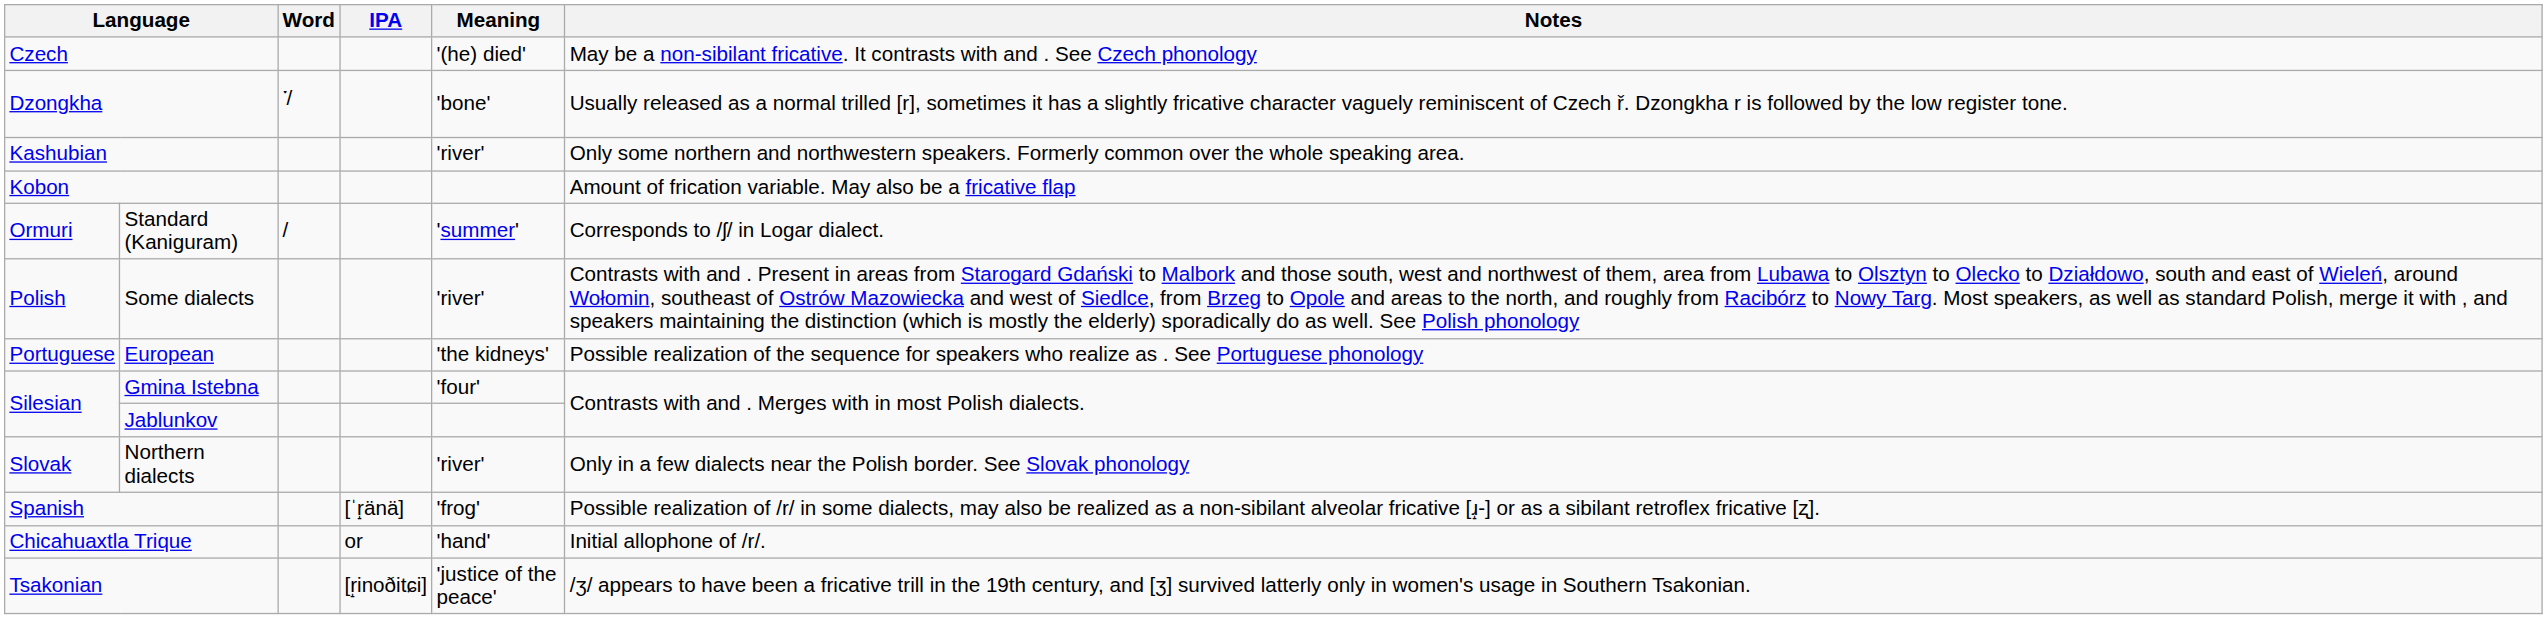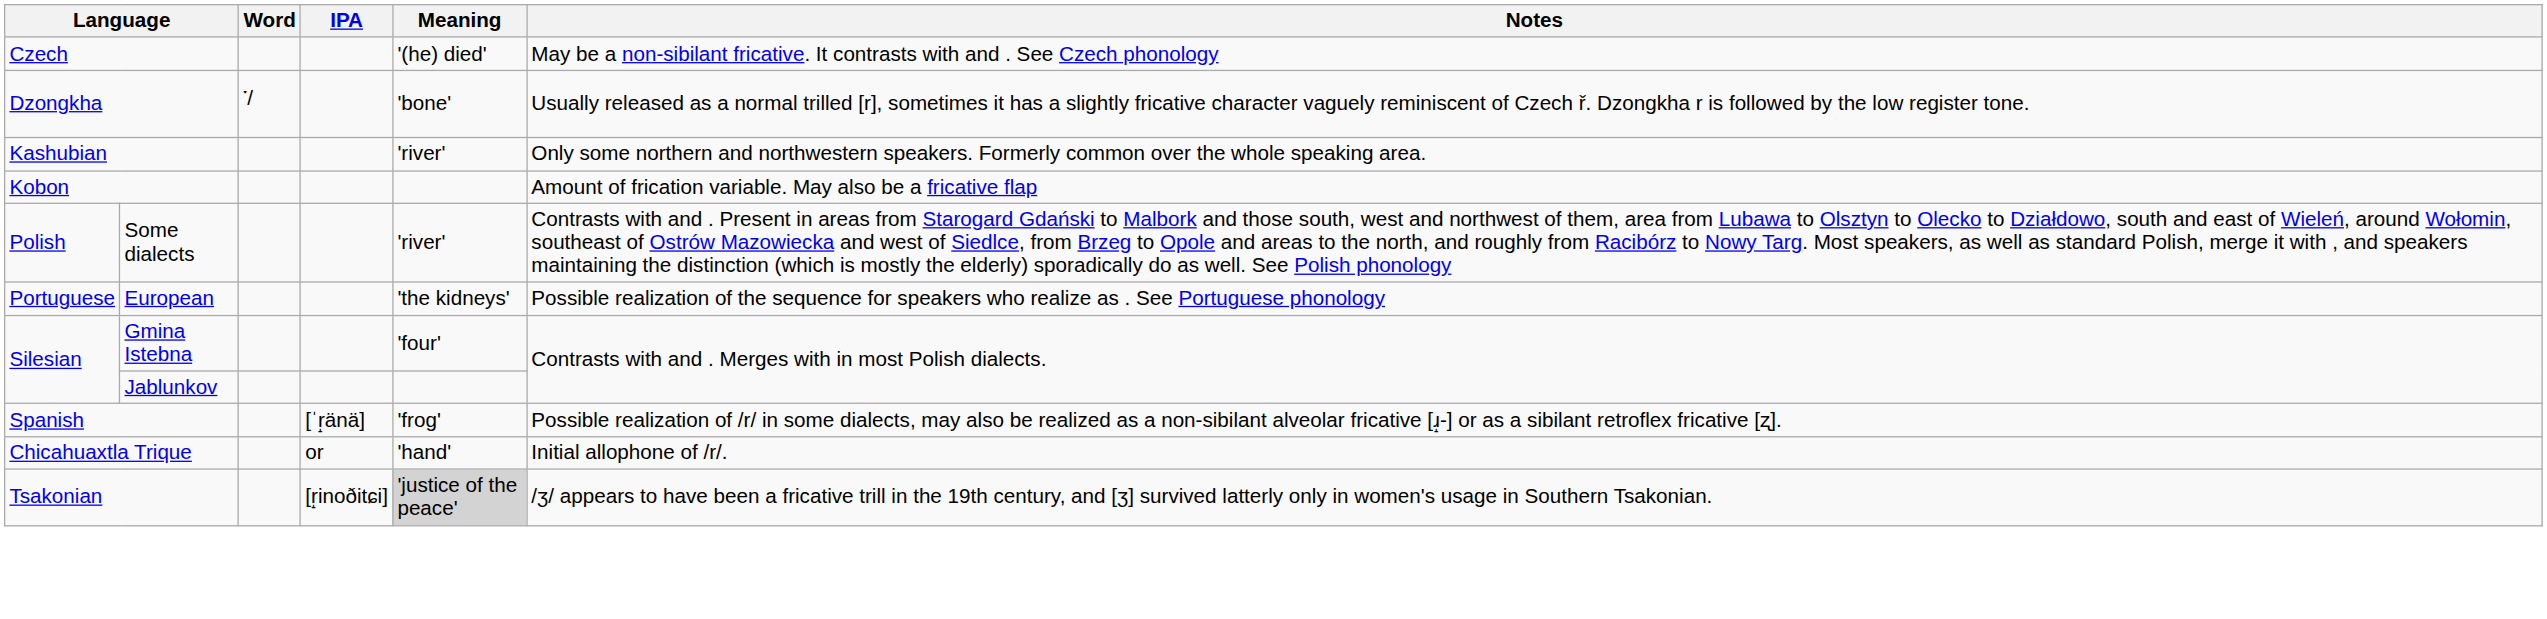- row: (181, 230)
- row: (165, 464)
(496, 585) no background -> (457, 497) lightgrey background
